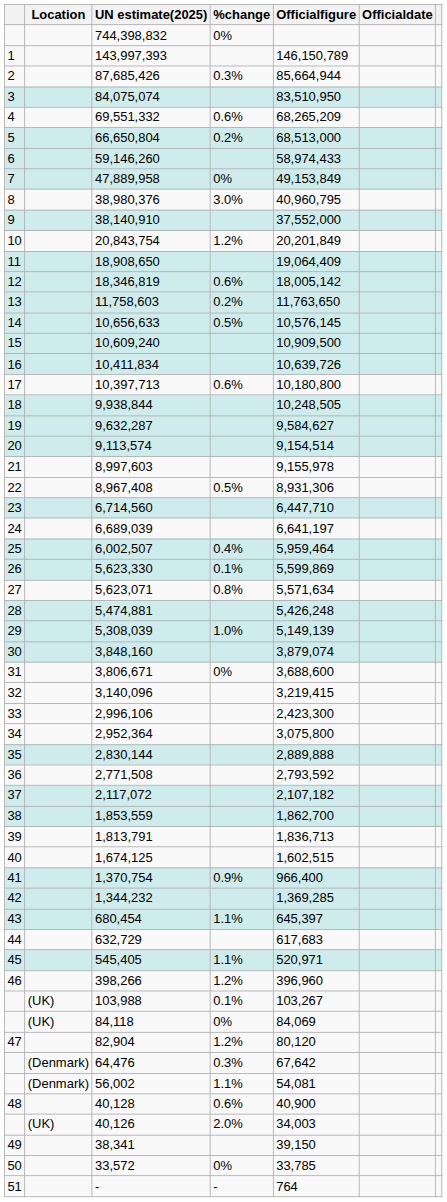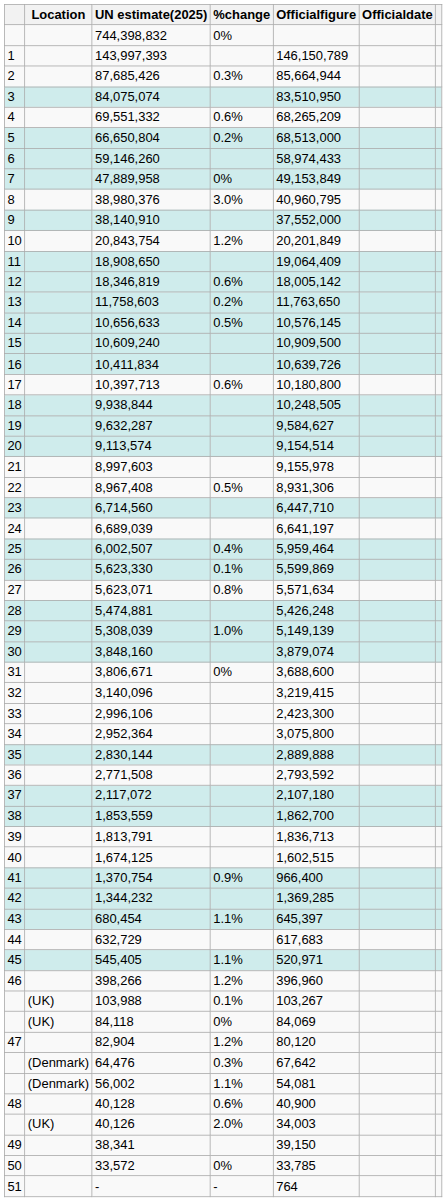(305, 795) 2,107,182 -> (305, 795) 2,107,180
